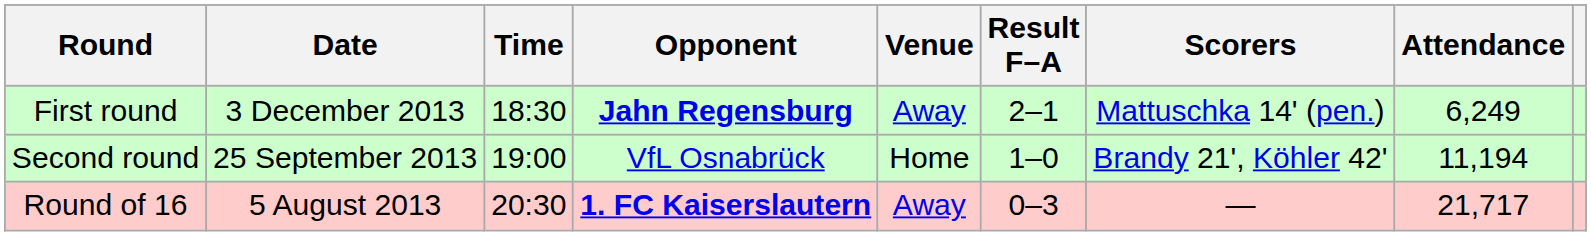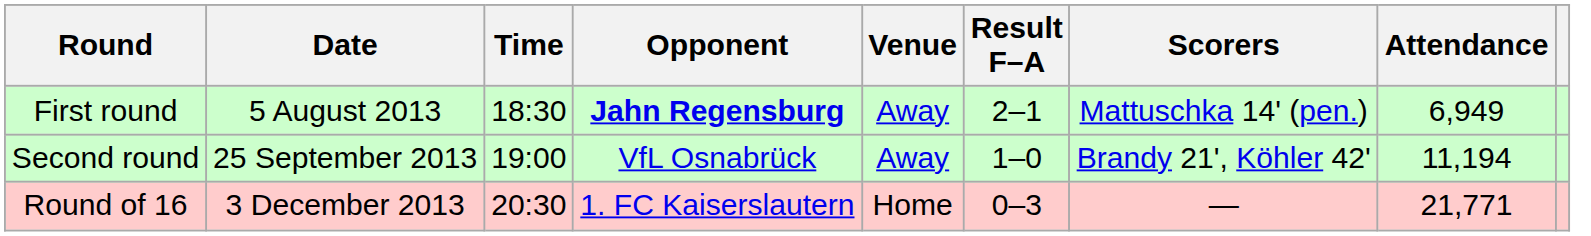(345, 109) 3 December 2013 -> (345, 109) 5 August 2013
(1483, 109) 6,249 -> (1467, 109) 6,949
(929, 157) Home -> (913, 157) Away
(345, 205) 5 August 2013 -> (345, 205) 3 December 2013
(726, 205) bold -> (717, 205) normal
(929, 205) Away -> (913, 205) Home
(1483, 205) 21,717 -> (1467, 205) 21,771
